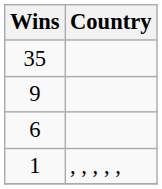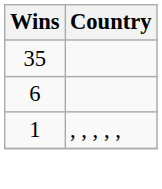- row: (35, 93)
